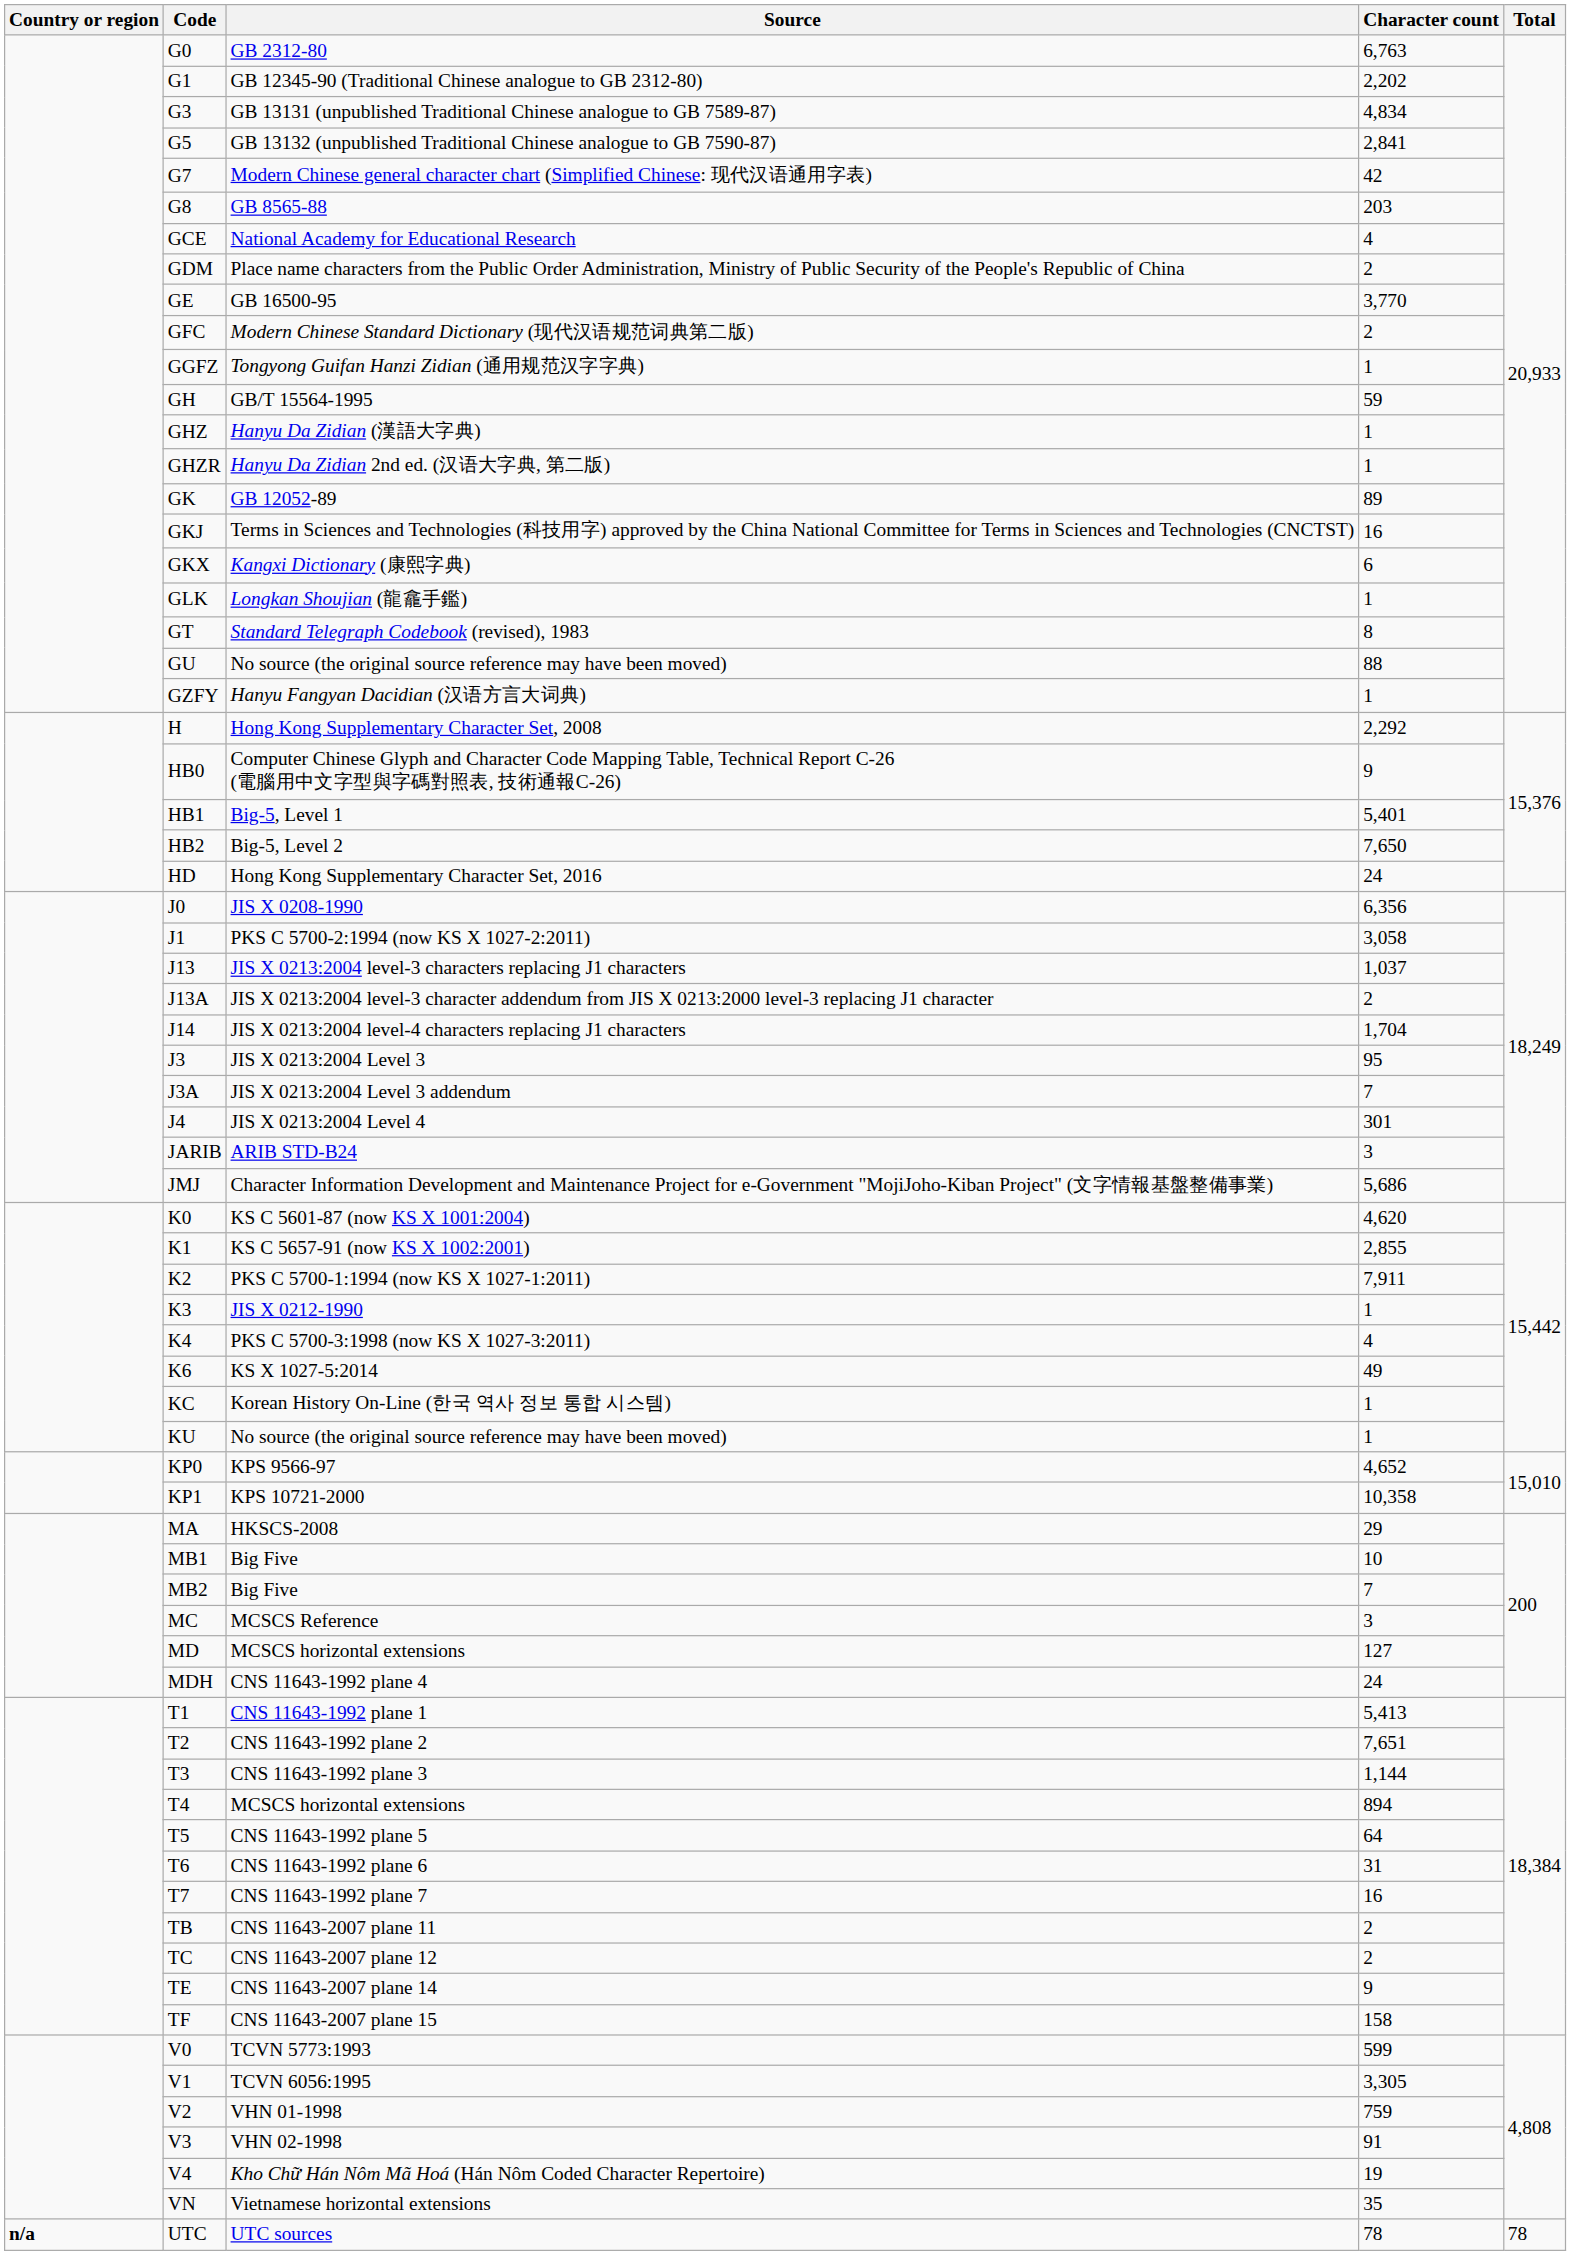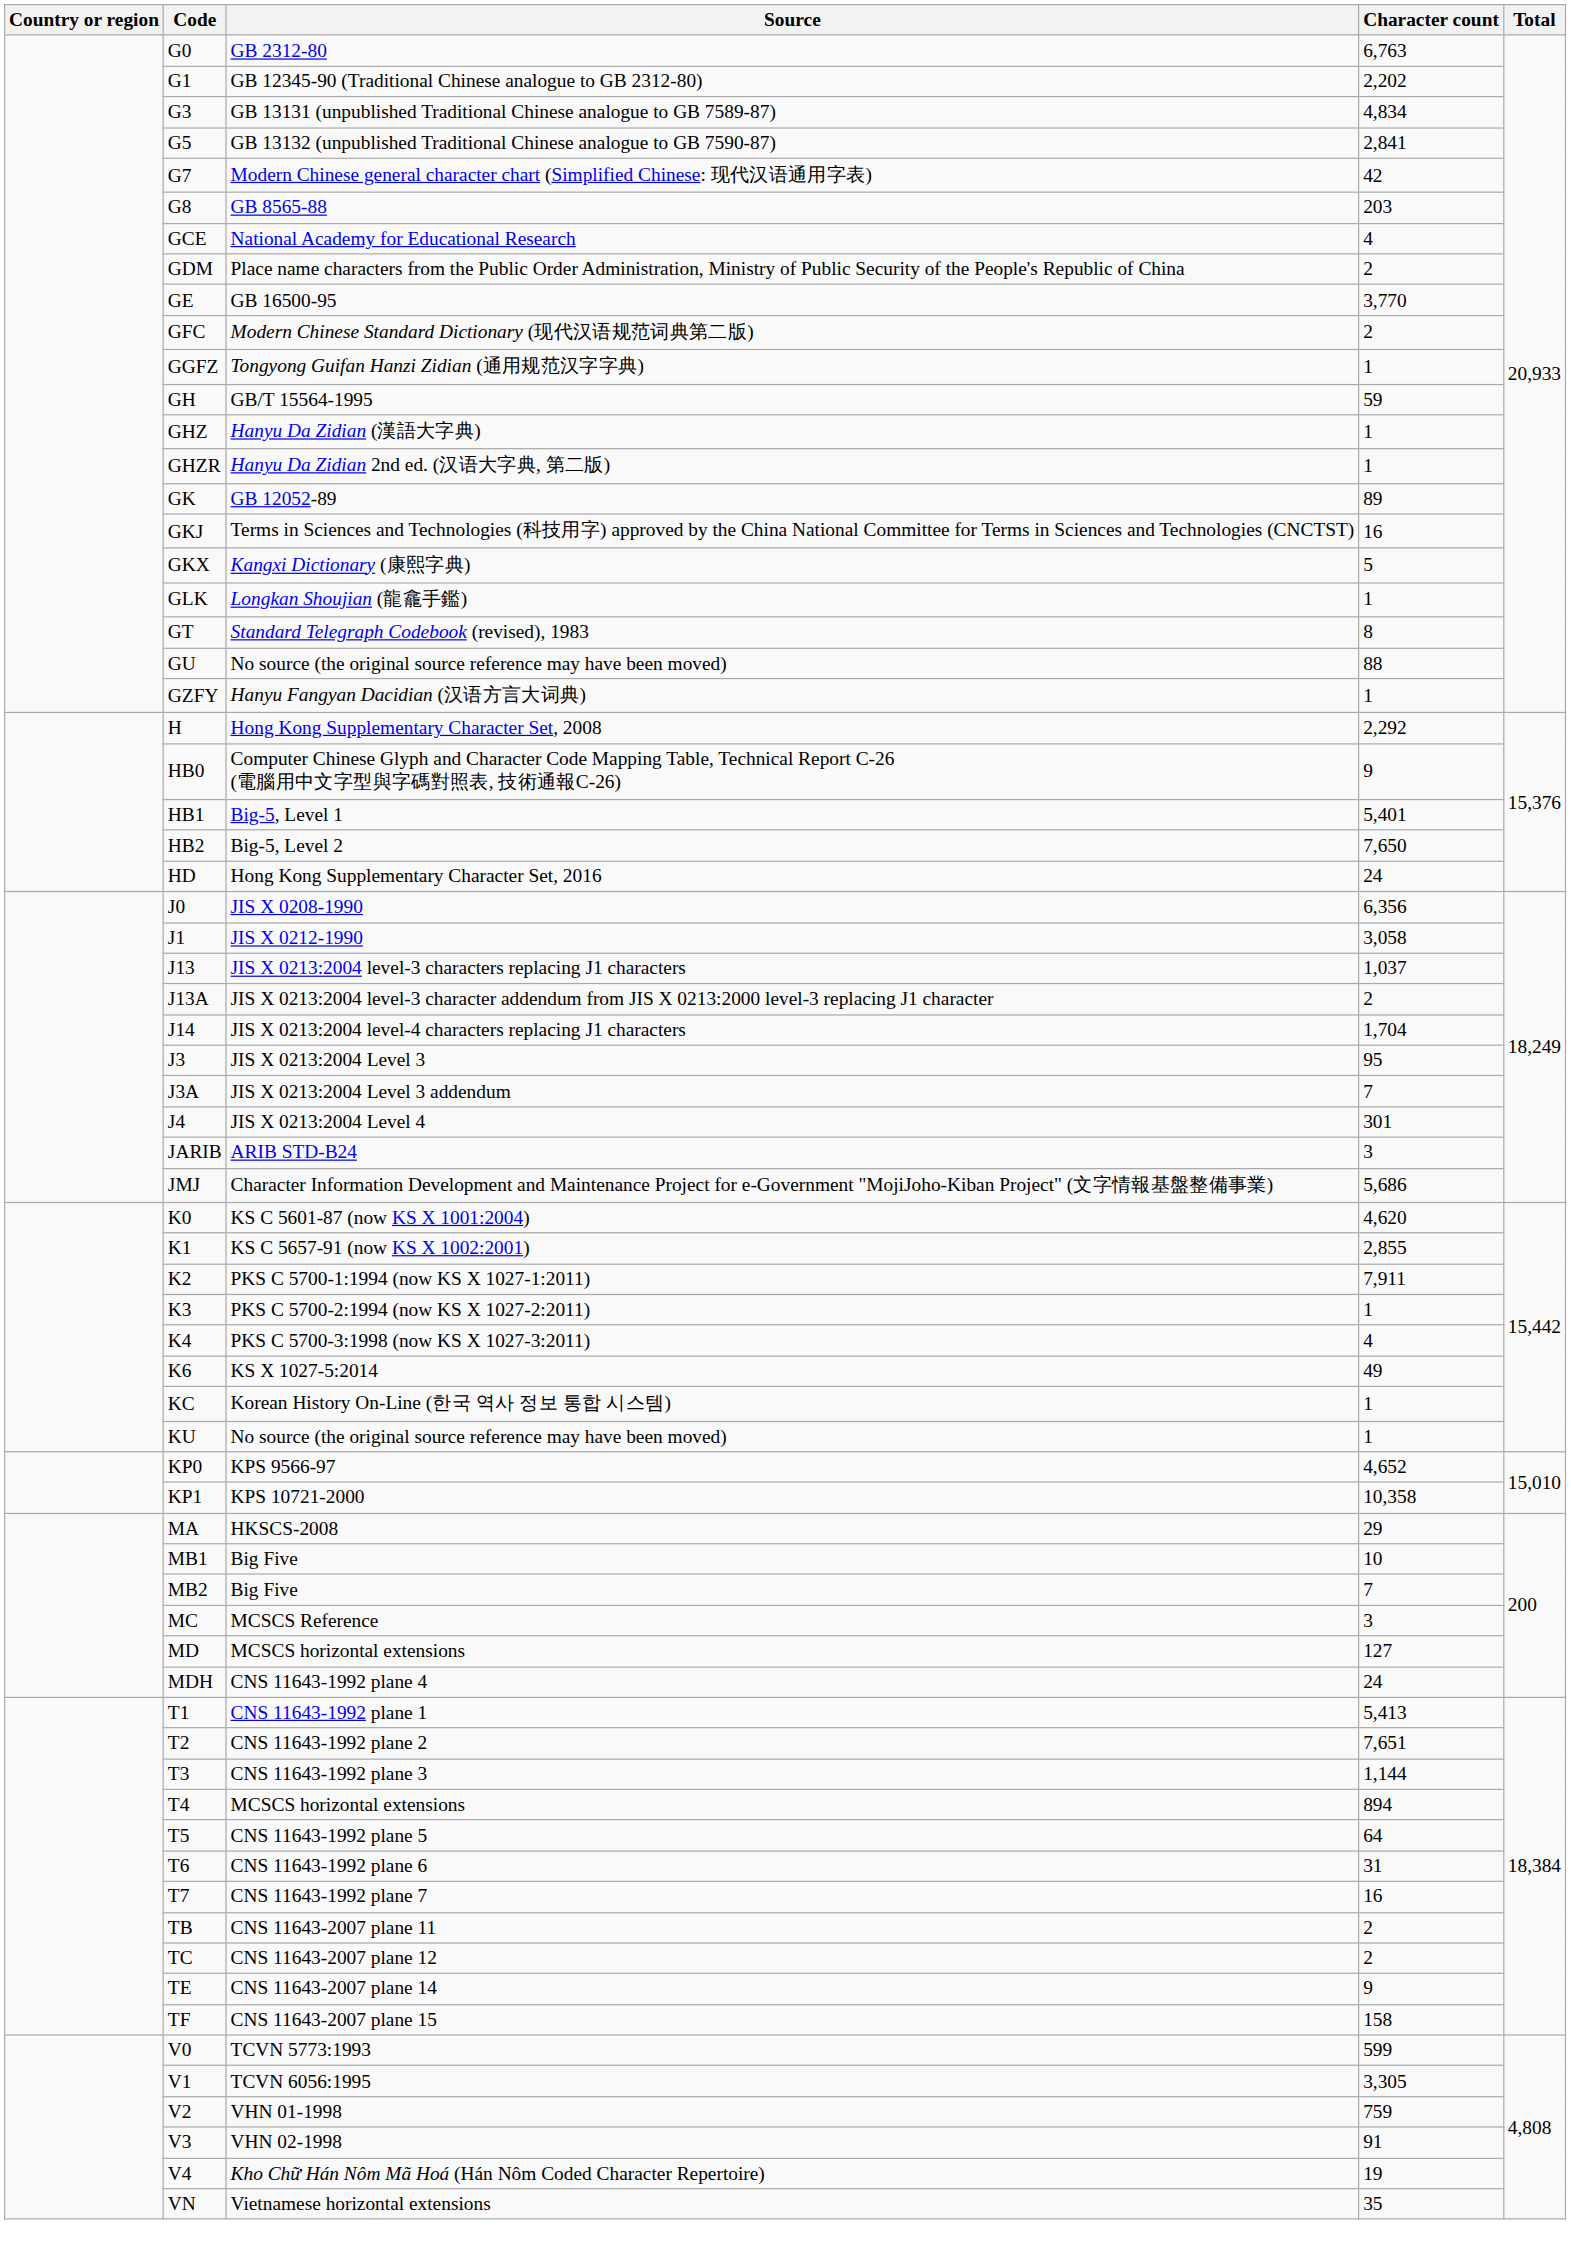(1368, 565) 6 -> (1368, 565) 5
(410, 937) PKS C 5700-2:1994 (now KS X 1027-2:2011) -> (297, 937) JIS X 0212-1990
(297, 1309) JIS X 0212-1990 -> (410, 1309) PKS C 5700-2:1994 (now KS X 1027-2:2011)
- row: (187, 2234)
